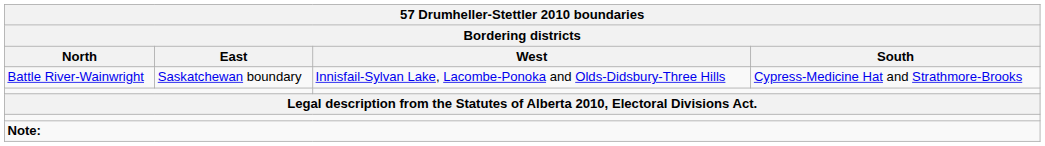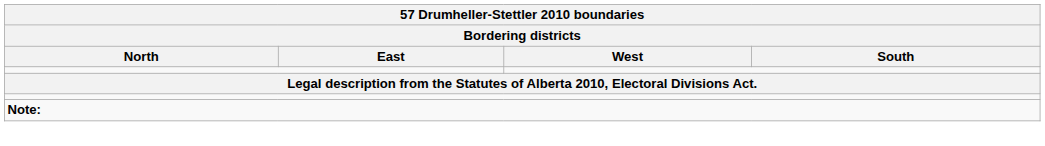- row: (76, 77)
